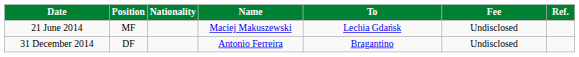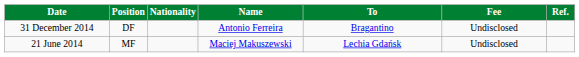rows swapped: (57, 28) <-> (57, 44)
